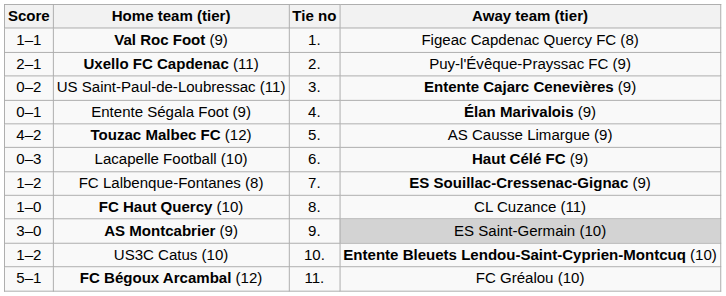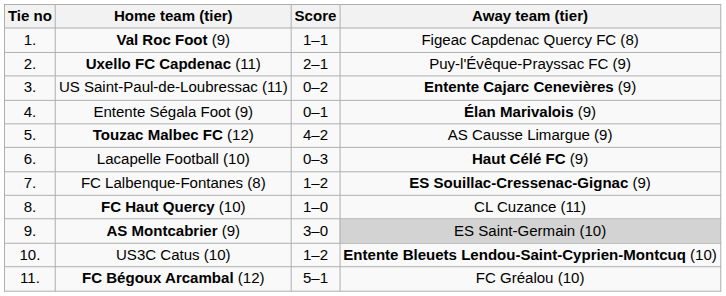columns swapped: (314, 16) <-> (29, 16)
